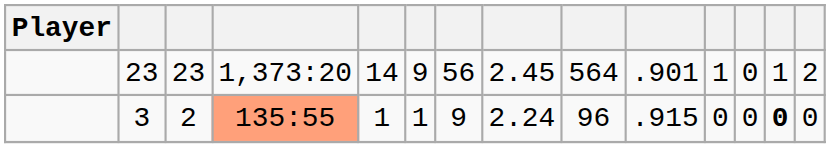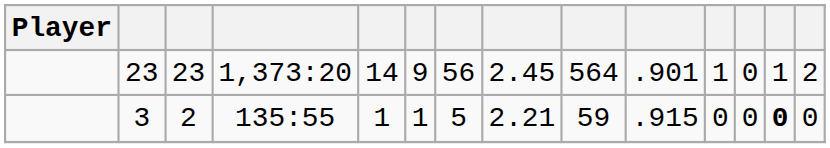(285, 118) lightsalmon background -> (285, 118) no background
(459, 118) 9 -> (459, 118) 5
(522, 118) 2.24 -> (522, 118) 2.21
(594, 118) 96 -> (594, 118) 59
